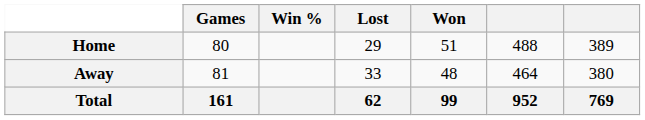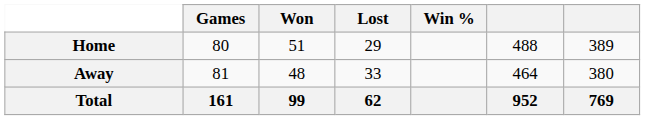columns swapped: (449, 18) <-> (297, 18)
